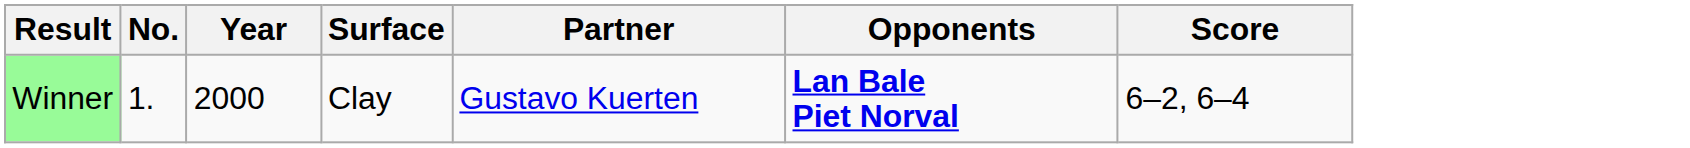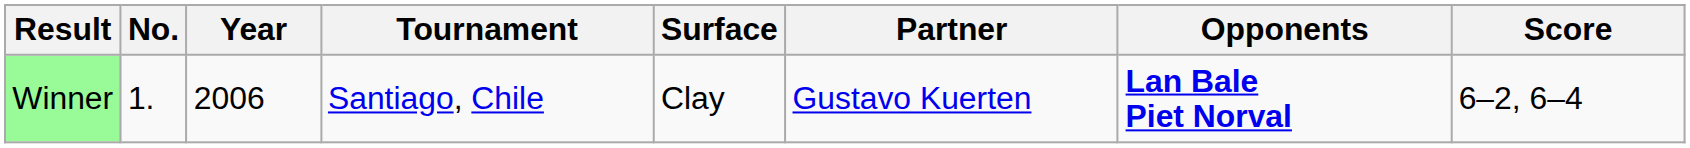+ column: (487, 29)
(229, 98) 2000 -> (229, 98) 2006
